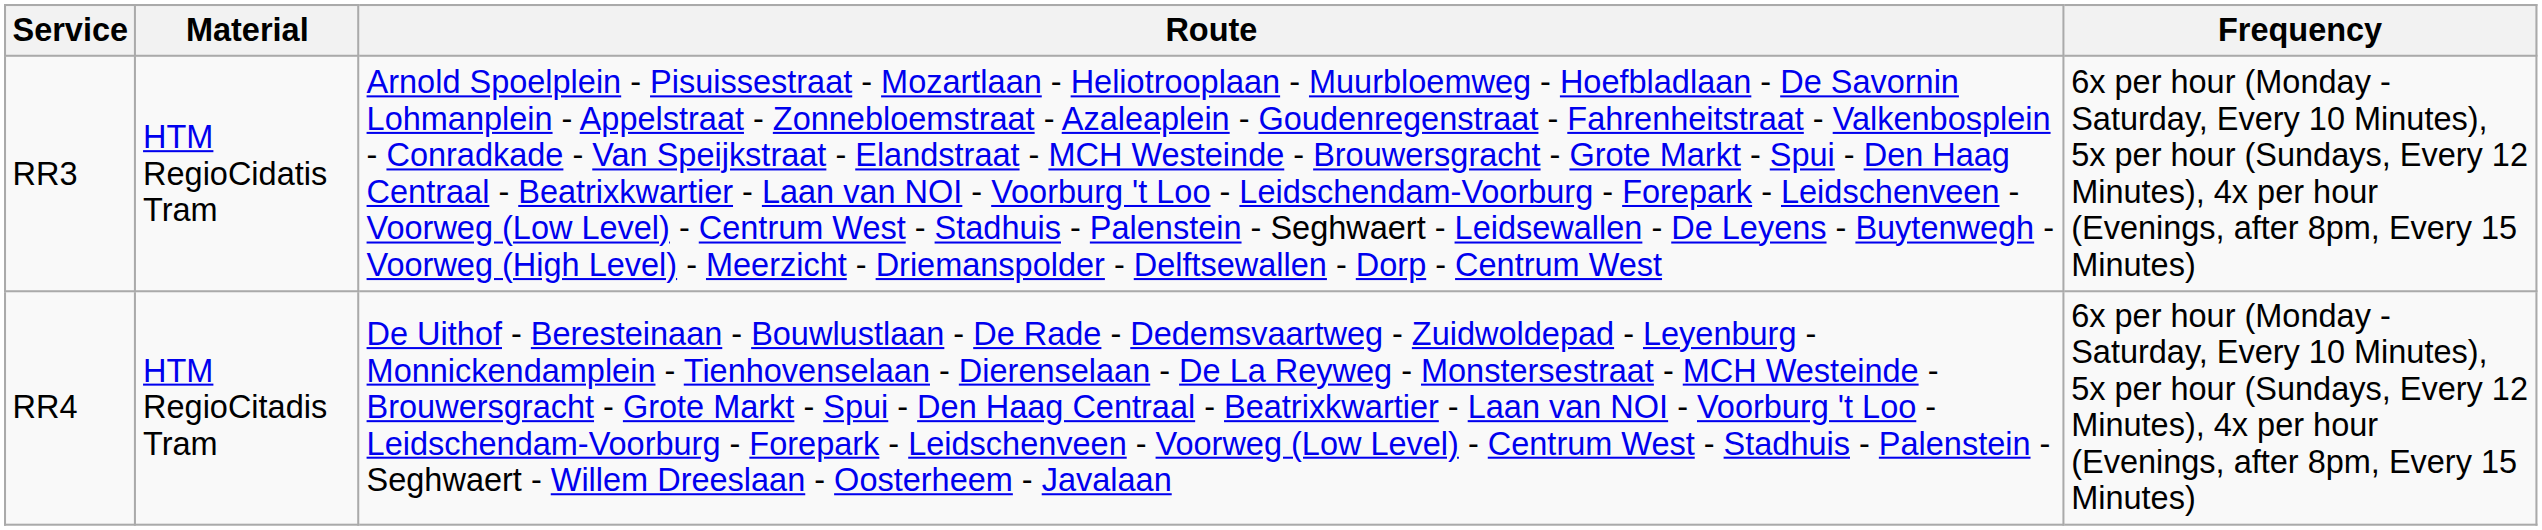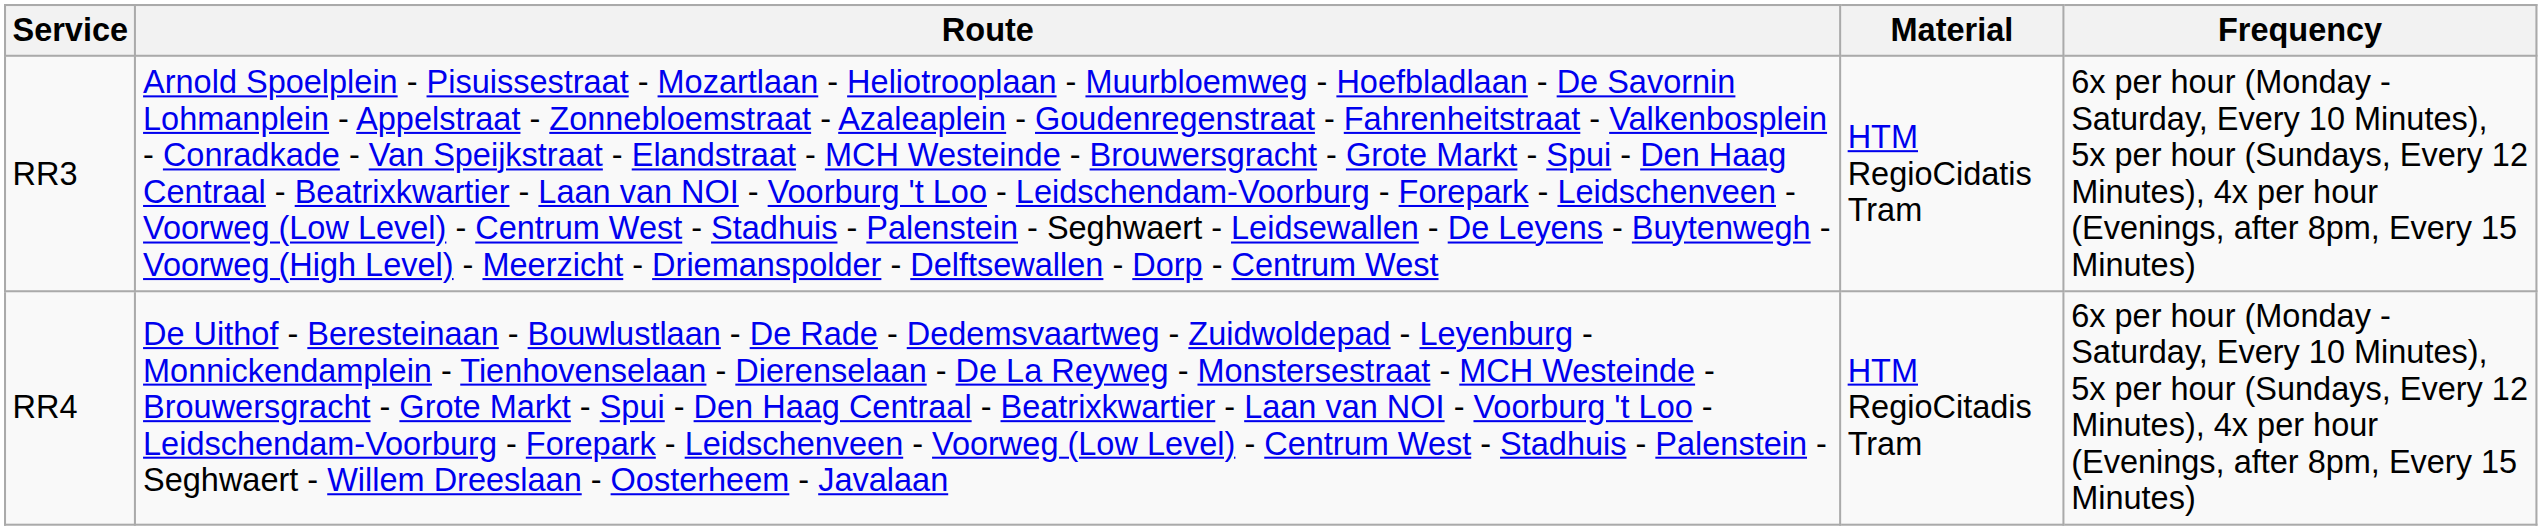columns swapped: (1211, 30) <-> (247, 30)
